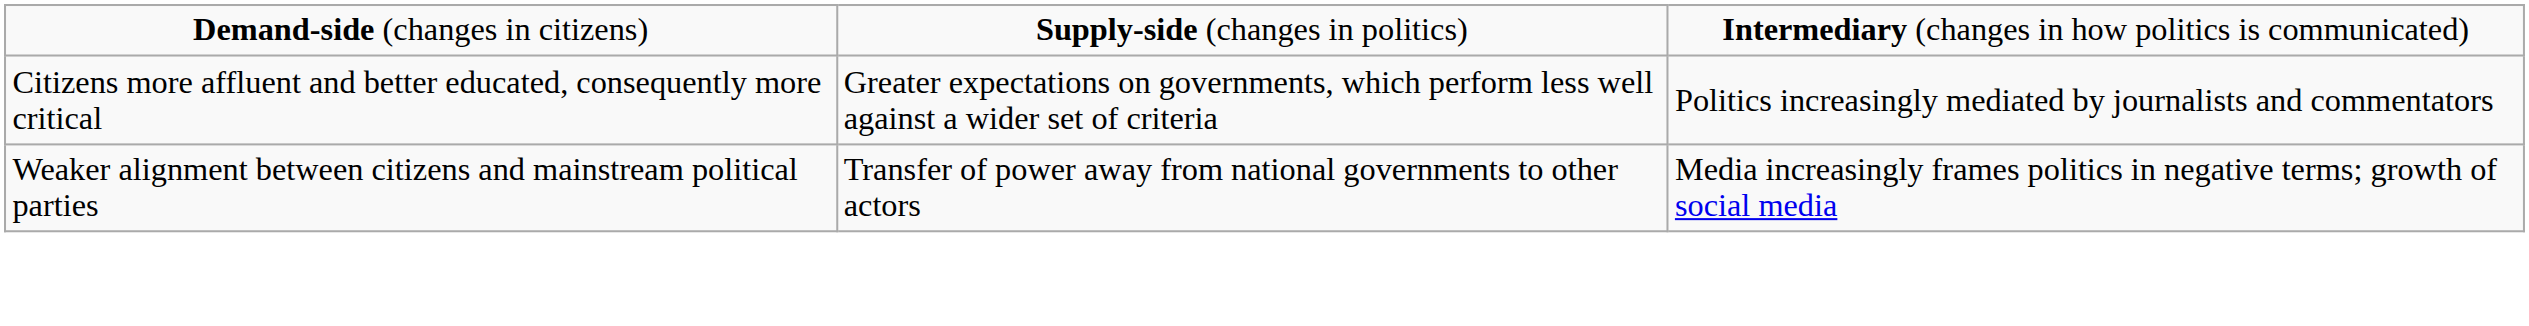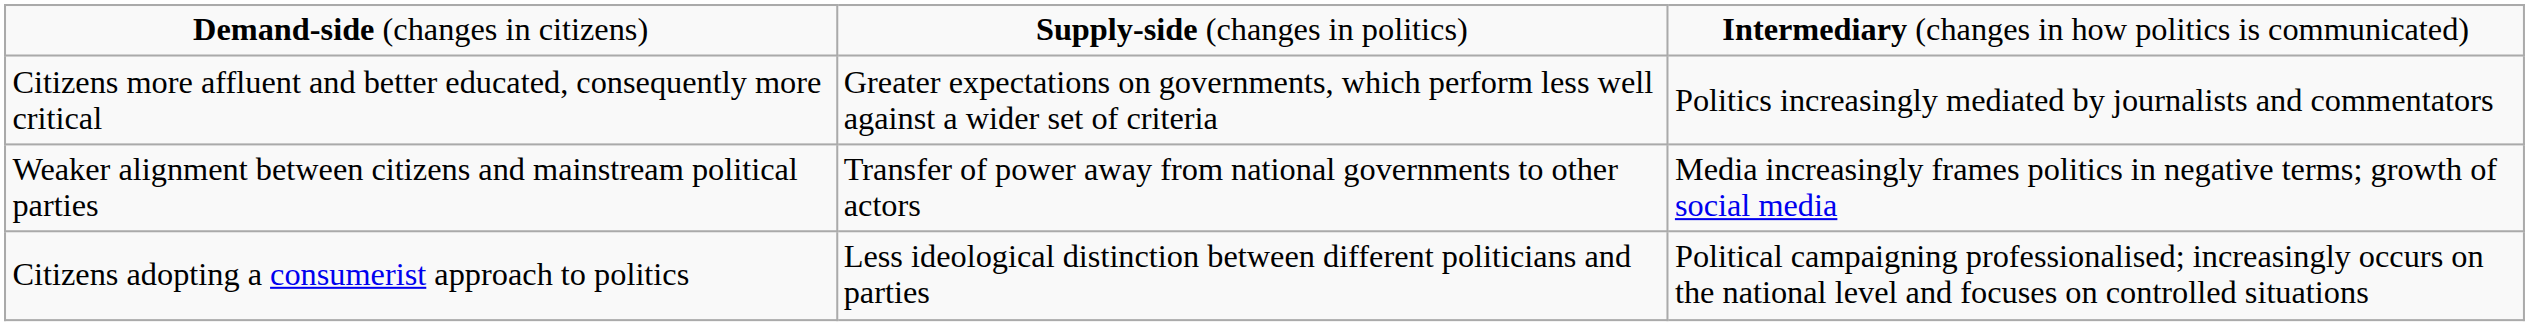+ row: (351, 274)
